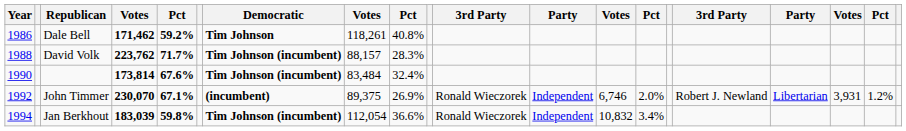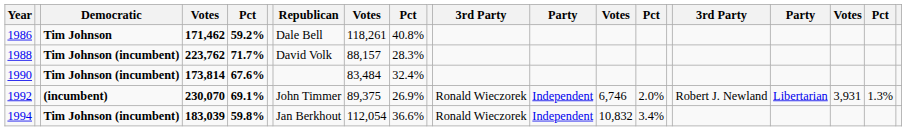columns swapped: (273, 14) <-> (76, 14)
(177, 95) 67.1% -> (248, 95) 69.1%
(880, 95) 1.2% -> (880, 95) 1.3%
